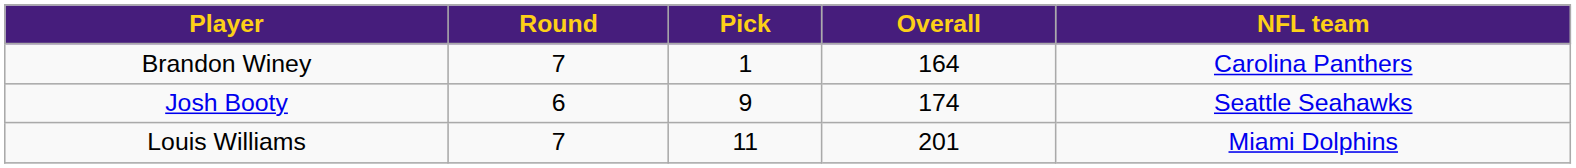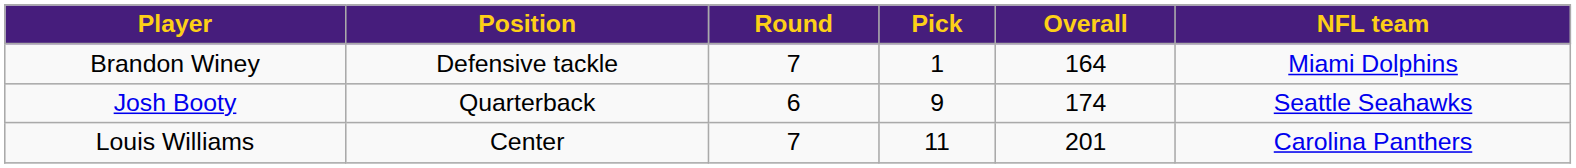+ column: (527, 24)
(1313, 63) Carolina Panthers -> (1373, 63) Miami Dolphins
(1313, 142) Miami Dolphins -> (1373, 142) Carolina Panthers
